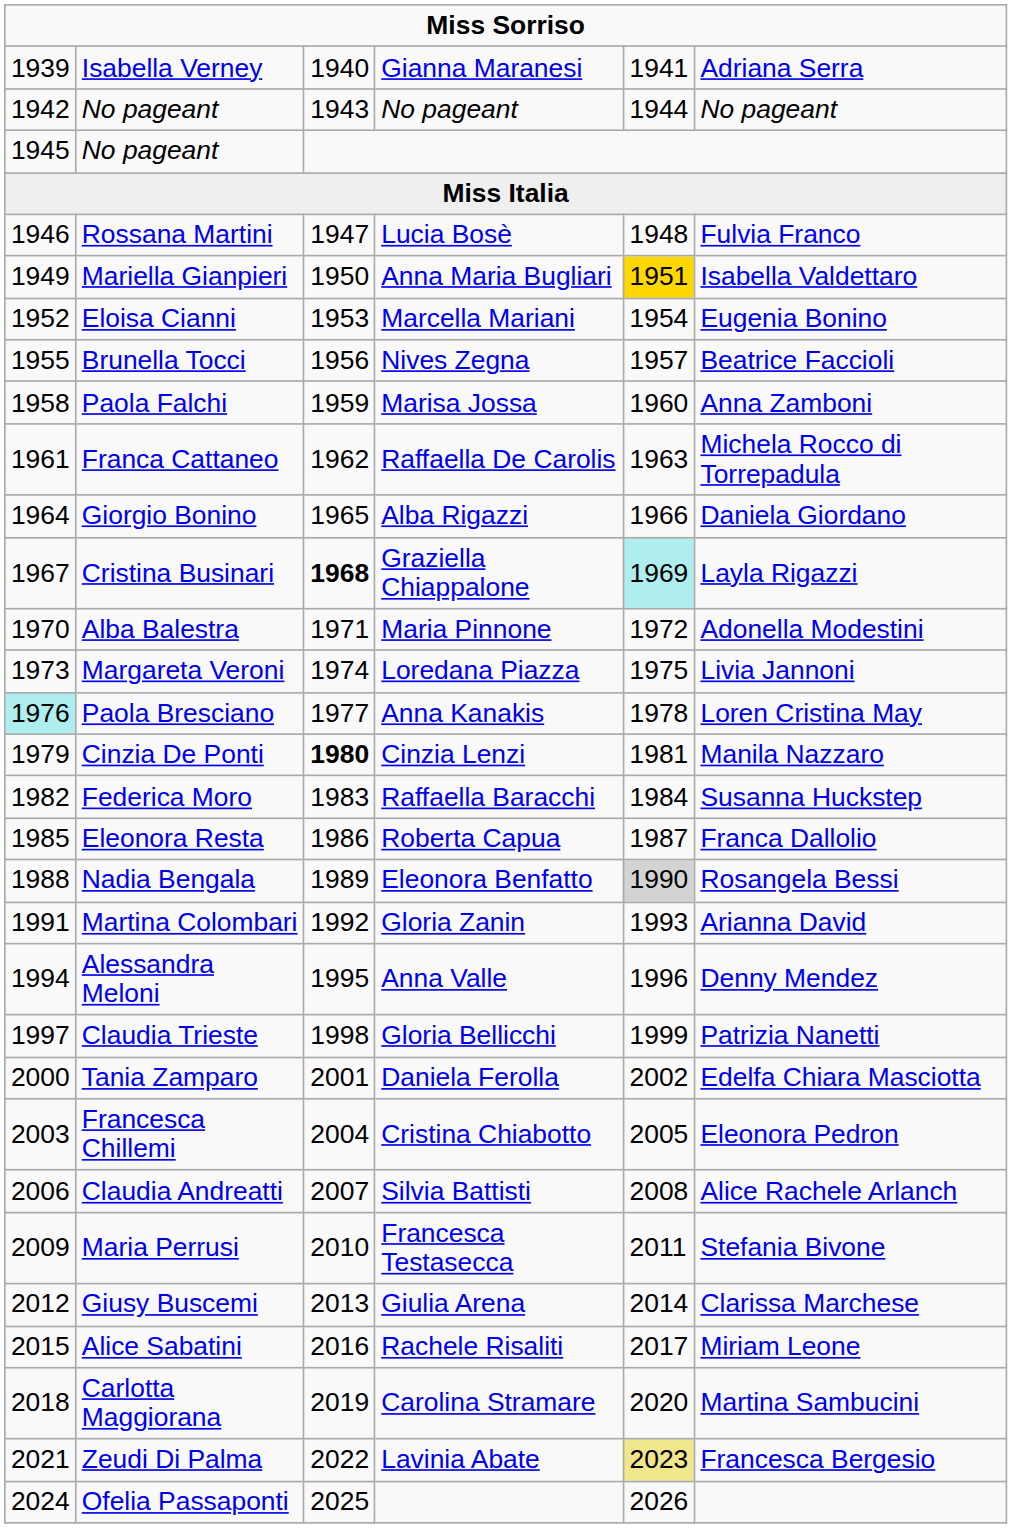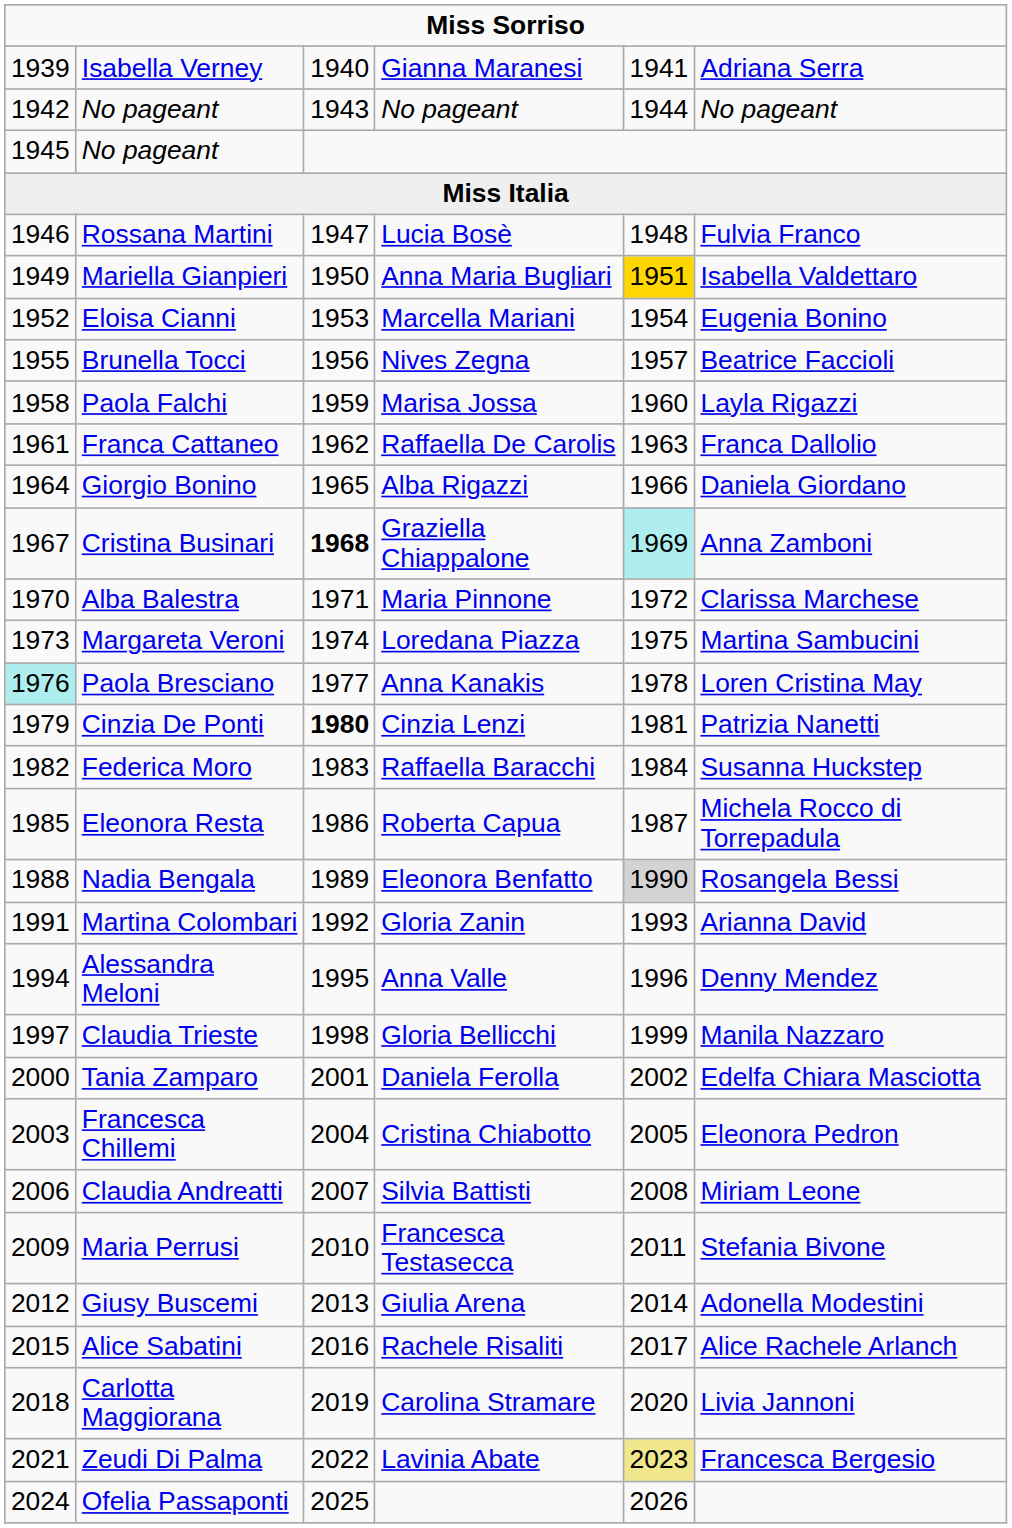(786, 402) Anna Zamboni -> (779, 402) Layla Rigazzi
(801, 458) Michela Rocco di Torrepadula -> (788, 444) Franca Dallolio
(779, 572) Layla Rigazzi -> (786, 542) Anna Zamboni
(812, 629) Adonella Modestini -> (810, 599) Clarissa Marchese
(778, 670) Livia Jannoni -> (810, 641) Martina Sambucini
(792, 754) Manila Nazzaro -> (790, 725) Patrizia Nanetti
(788, 838) Franca Dallolio -> (801, 823) Michela Rocco di Torrepadula
(790, 1035) Patrizia Nanetti -> (792, 1035) Manila Nazzaro
(829, 1190) Alice Rachele Arlanch -> (780, 1190) Miriam Leone
(810, 1304) Clarissa Marchese -> (812, 1304) Adonella Modestini
(780, 1346) Miriam Leone -> (829, 1346) Alice Rachele Arlanch
(810, 1402) Martina Sambucini -> (778, 1402) Livia Jannoni
